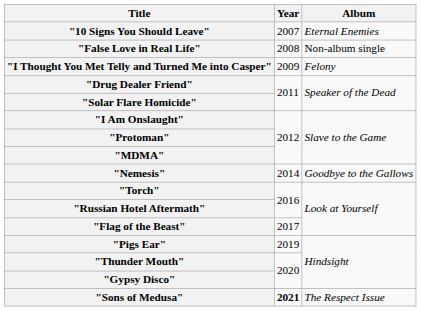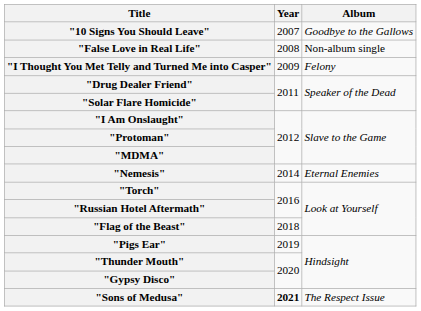(342, 31) Eternal Enemies -> (359, 31) Goodbye to the Gallows
(359, 173) Goodbye to the Gallows -> (342, 173) Eternal Enemies
(288, 226) 2017 -> (288, 226) 2018
